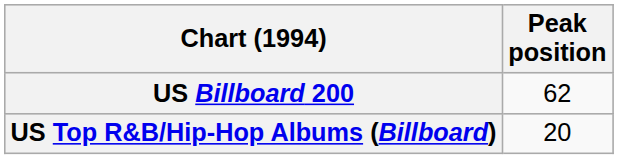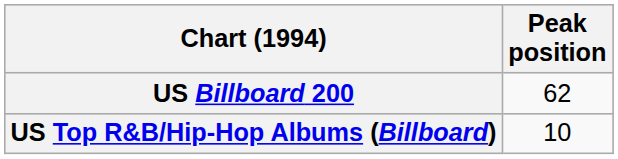(557, 133) 20 -> (557, 133) 10
